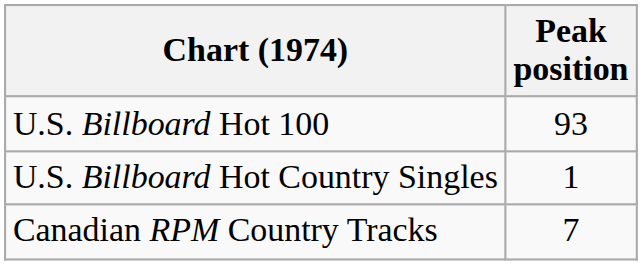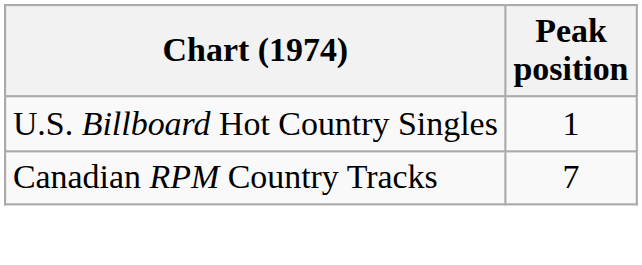- row: (171, 123)
